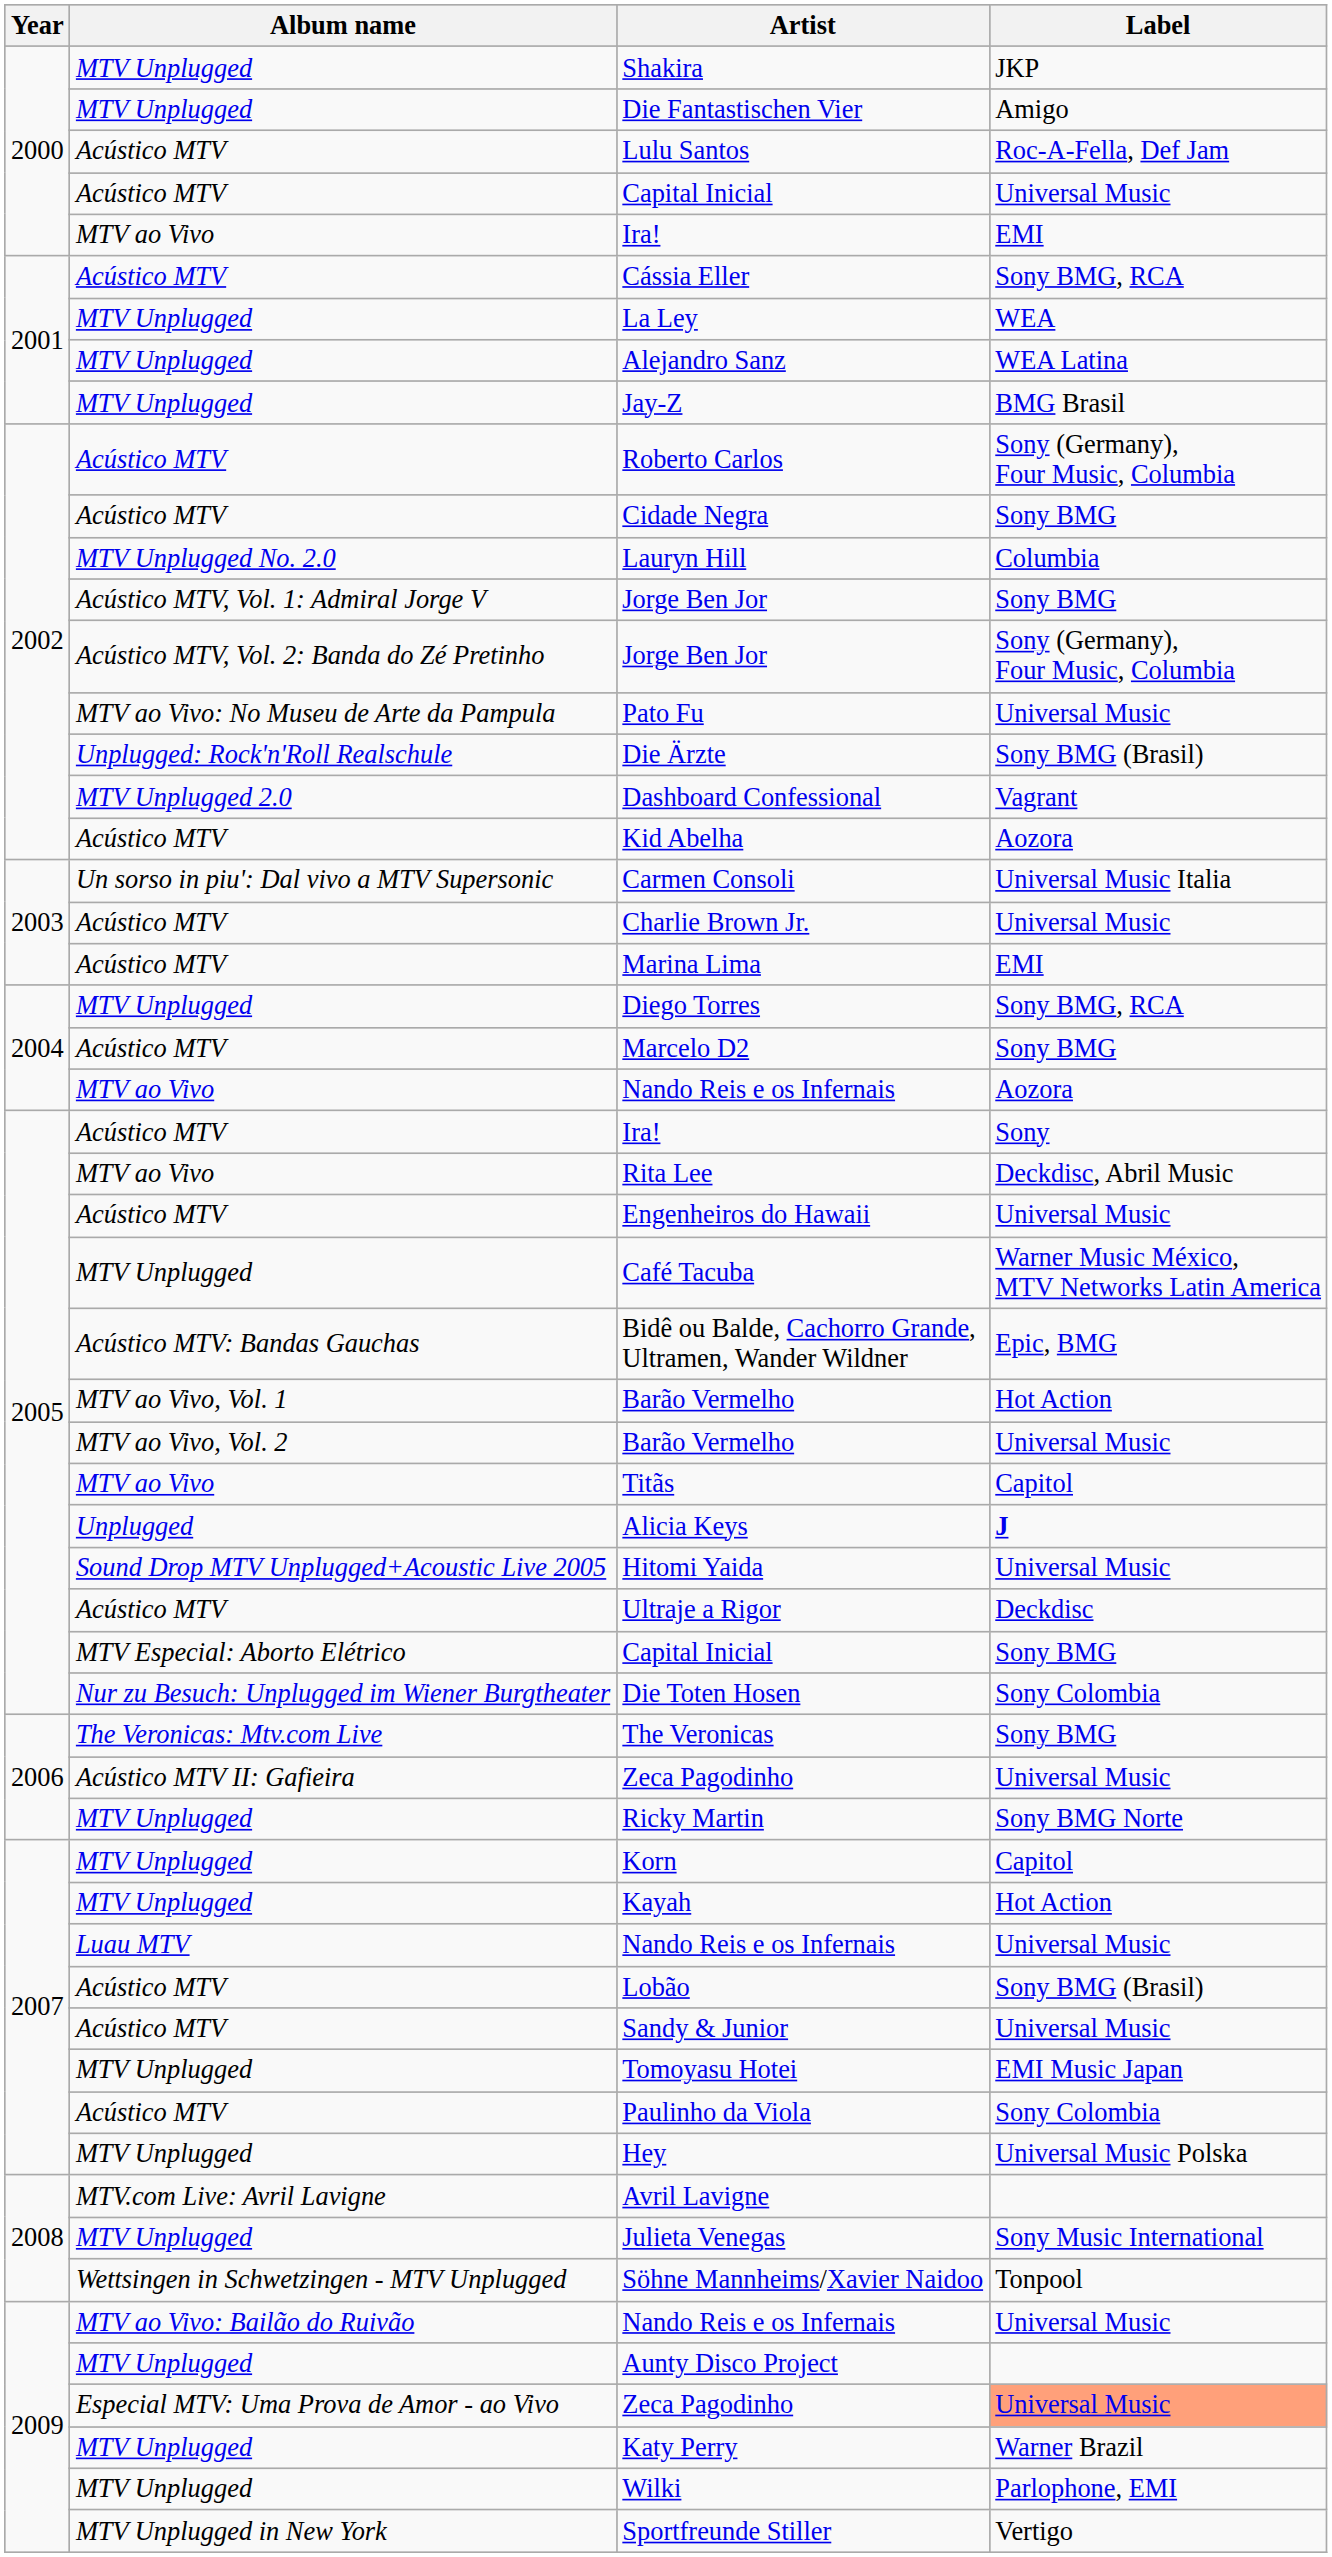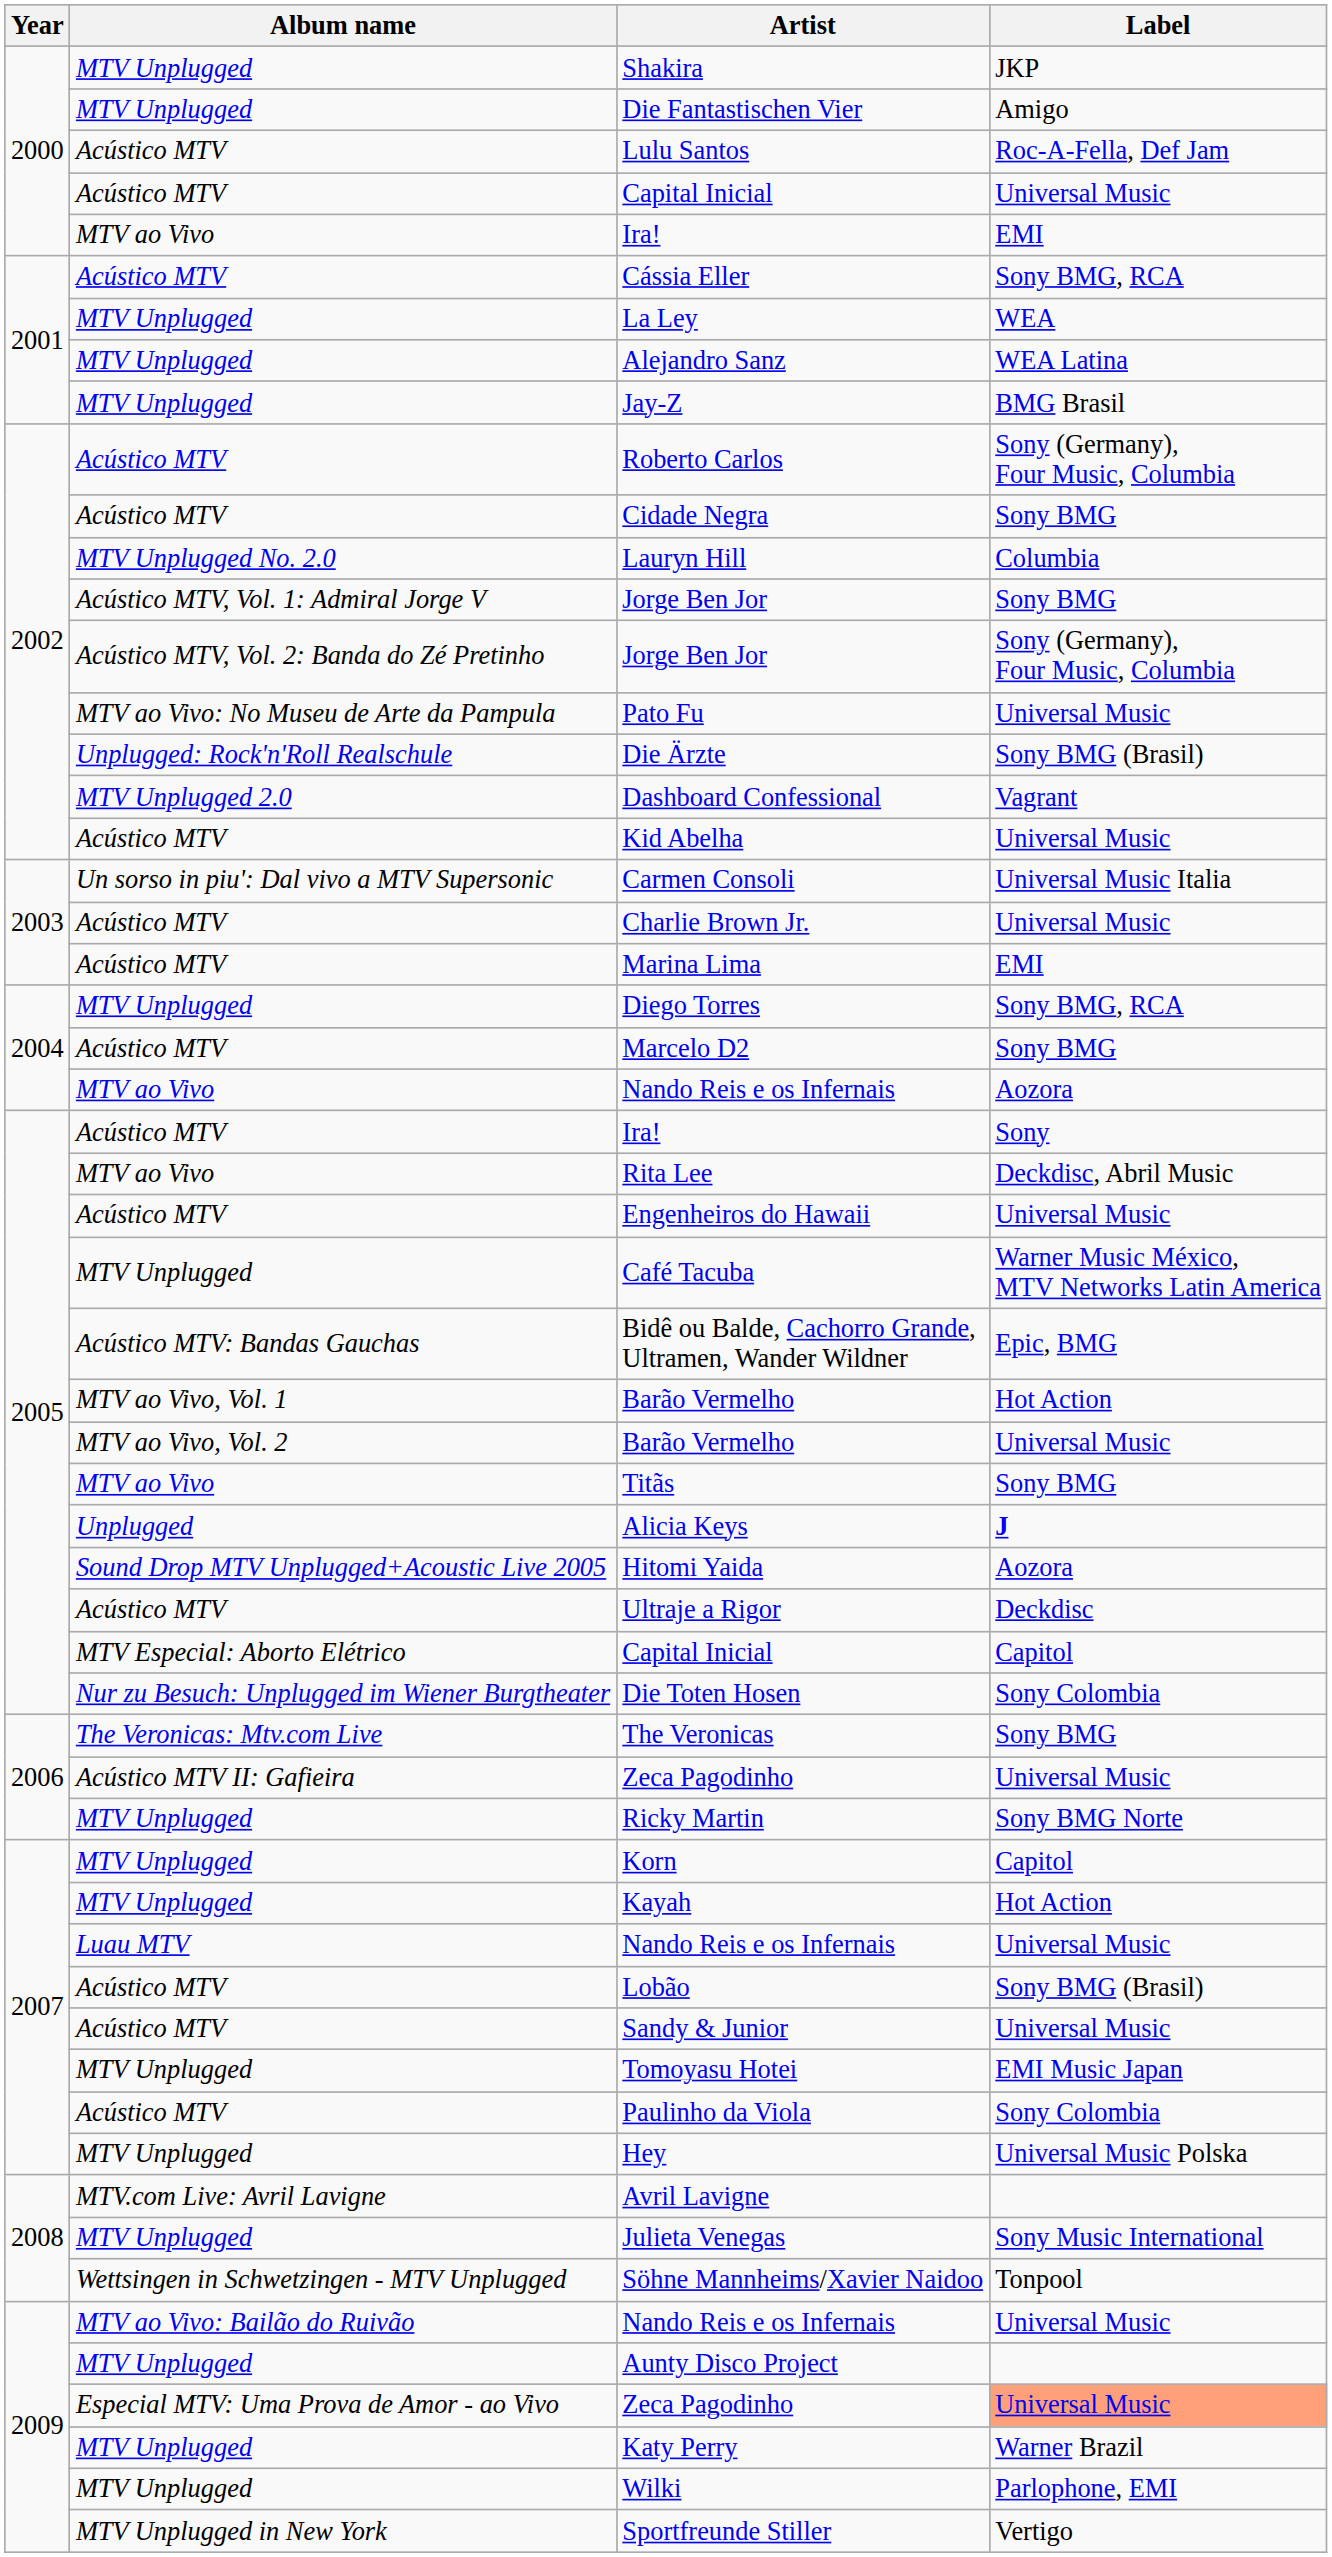(1034, 838) Aozora -> (1083, 838) Universal Music
(1034, 1484) Capitol -> (1056, 1484) Sony BMG
(1083, 1567) Universal Music -> (1034, 1567) Aozora
(1056, 1651) Sony BMG -> (1034, 1651) Capitol
